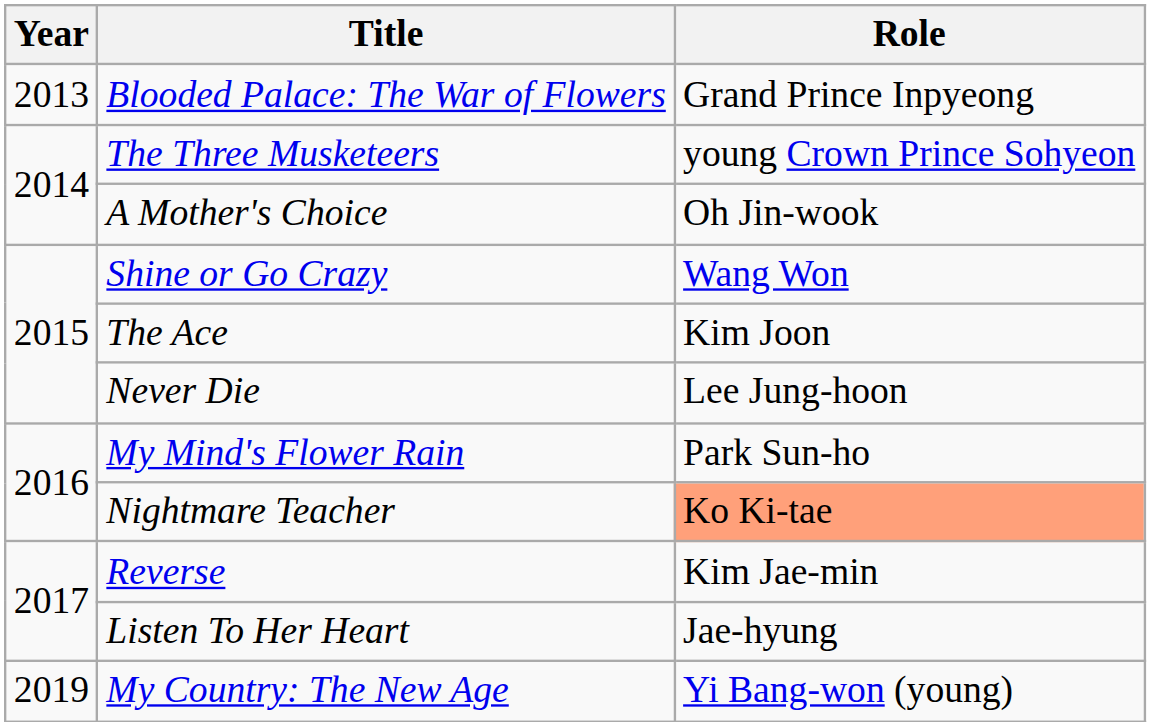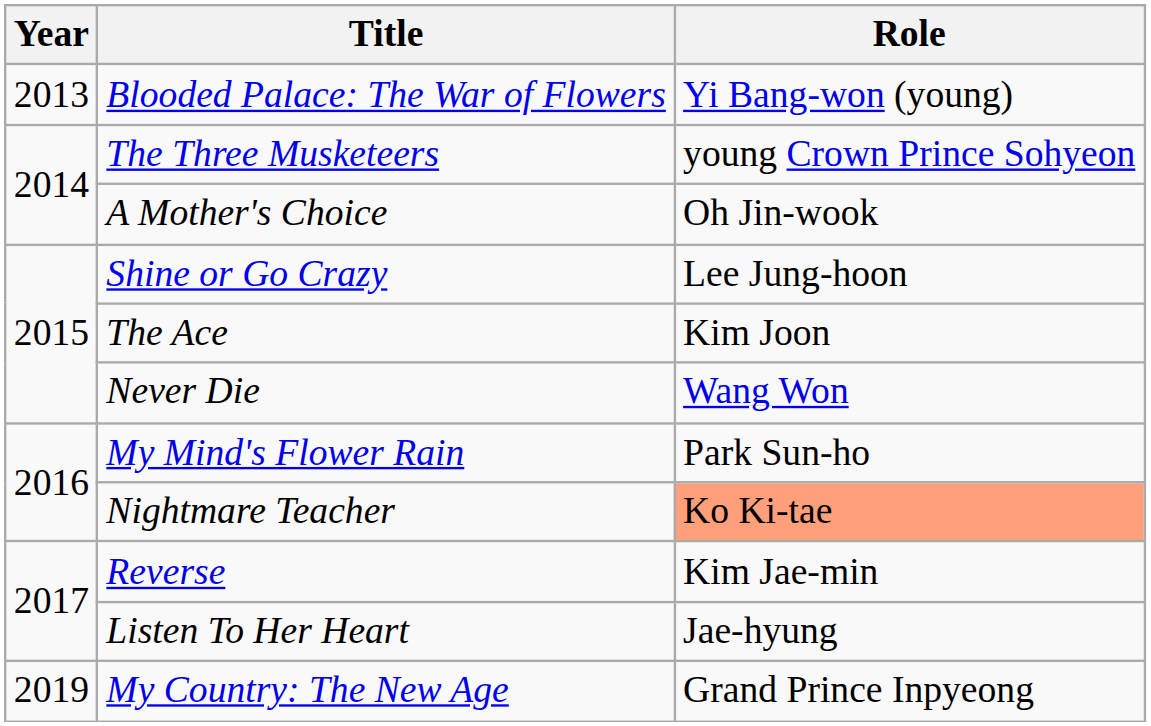(859, 93) Grand Prince Inpyeong -> (848, 93) Yi Bang-won (young)
(766, 272) Wang Won -> (795, 272) Lee Jung-hoon
(795, 392) Lee Jung-hoon -> (766, 392) Wang Won
(848, 690) Yi Bang-won (young) -> (859, 690) Grand Prince Inpyeong
